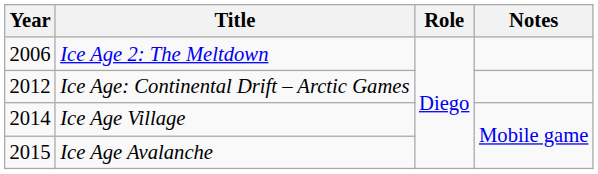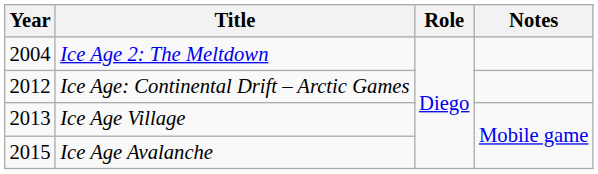(30, 53) 2006 -> (30, 53) 2004
(30, 119) 2014 -> (30, 119) 2013
